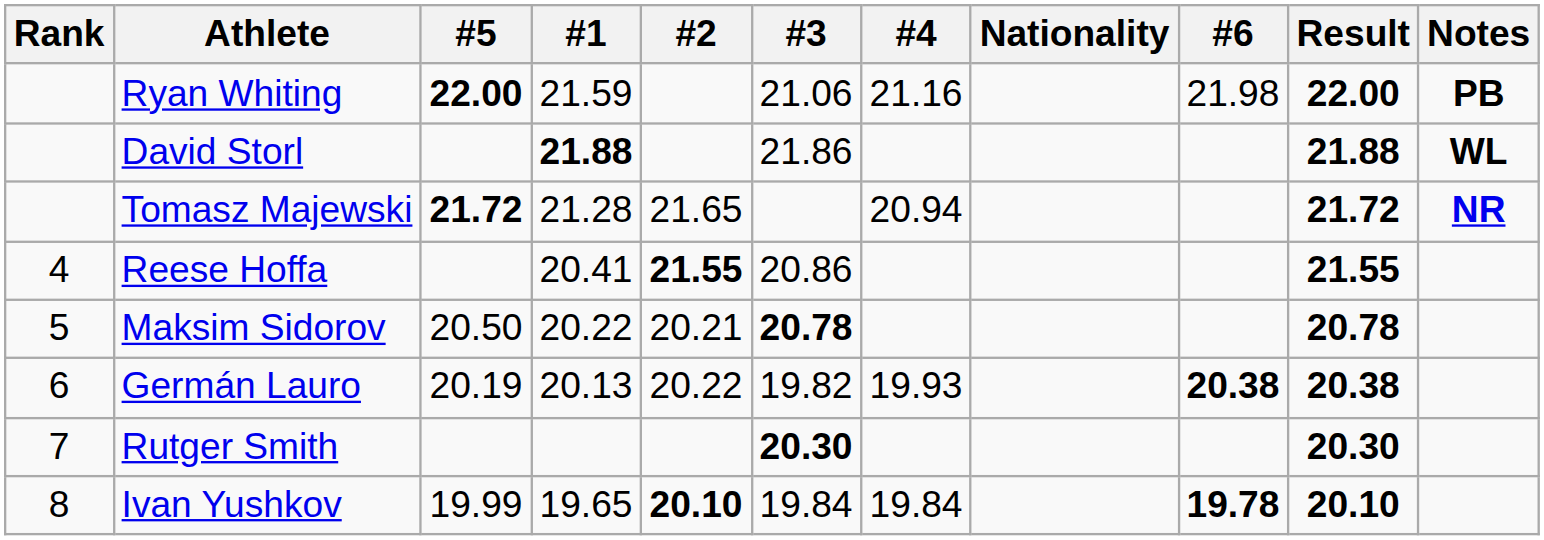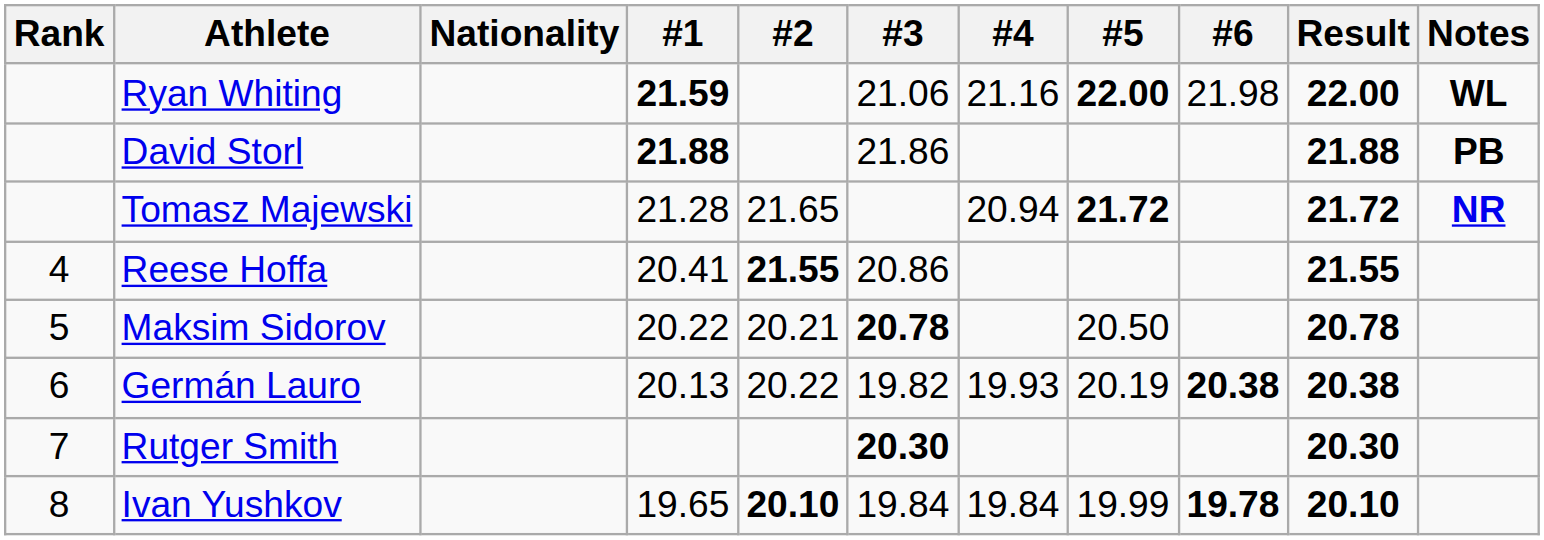columns swapped: (1075, 33) <-> (476, 33)
(586, 92) normal -> (683, 92) bold
(1479, 92) PB -> (1479, 92) WL
(1479, 151) WL -> (1479, 151) PB
